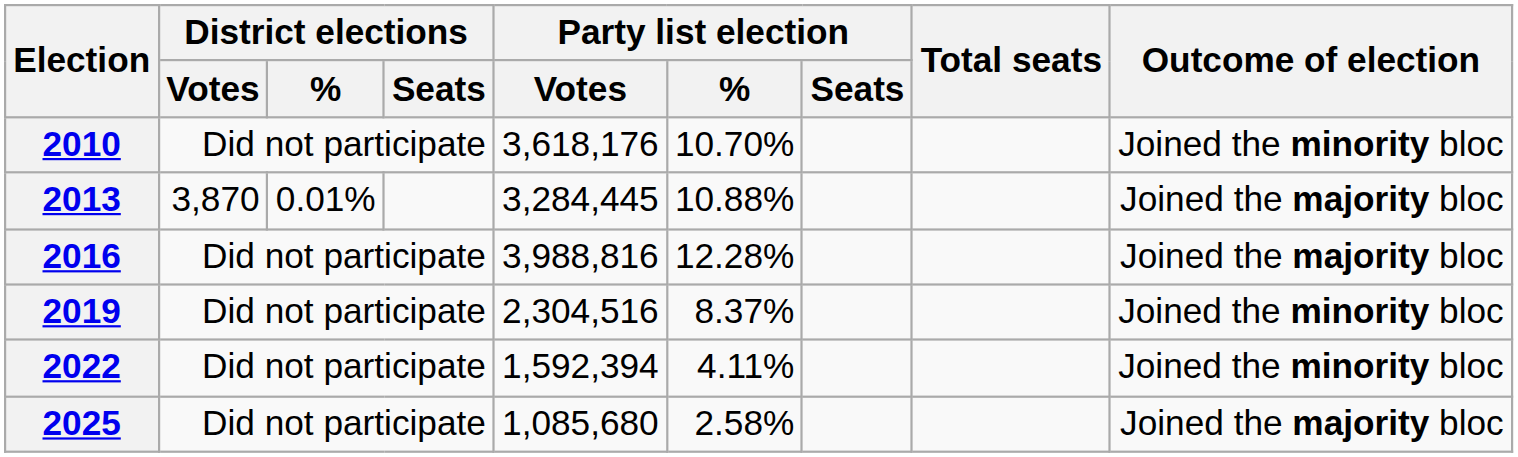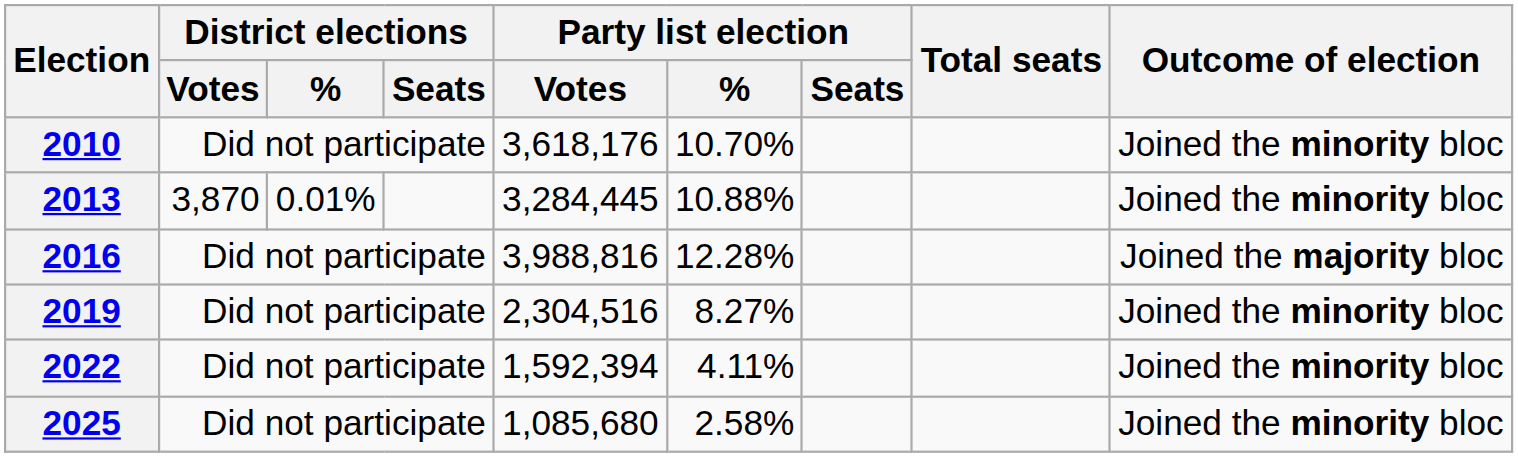(1312, 199) Joined the majority bloc -> (1311, 199) Joined the minority bloc
(744, 311) 8.37% -> (744, 311) 8.27%
(1312, 423) Joined the majority bloc -> (1311, 423) Joined the minority bloc
